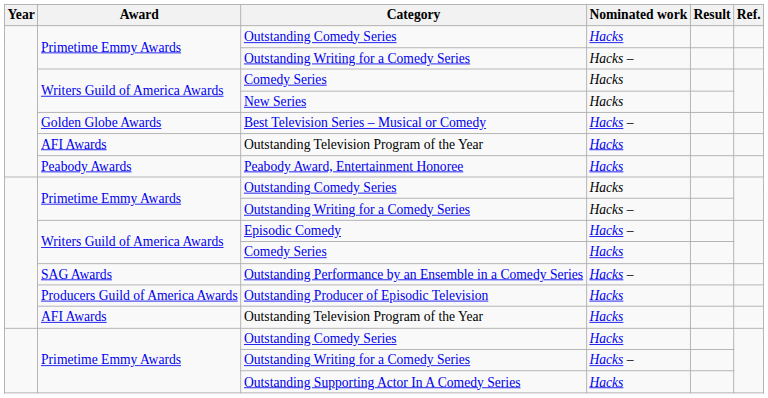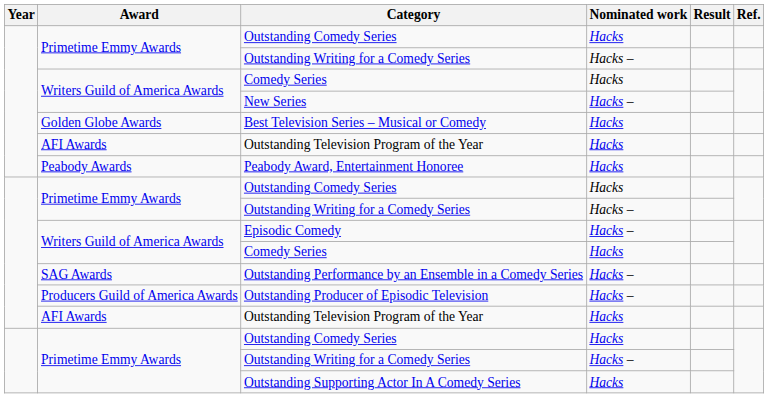(606, 101) Hacks -> (611, 101) Hacks –
(611, 123) Hacks – -> (606, 123) Hacks
(606, 295) Hacks -> (611, 295) Hacks –
